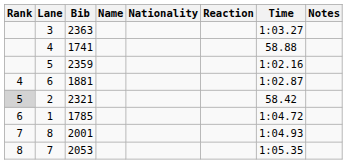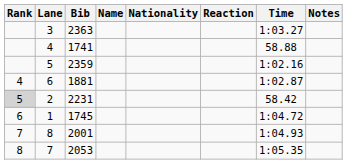(80, 99) 2321 -> (80, 99) 2231
(80, 116) 1785 -> (80, 116) 1745
